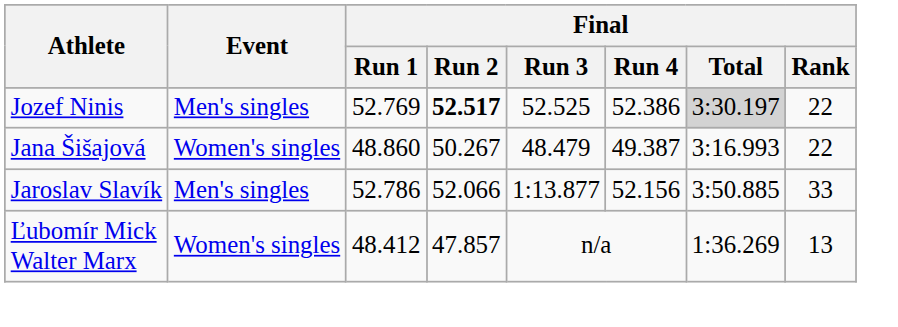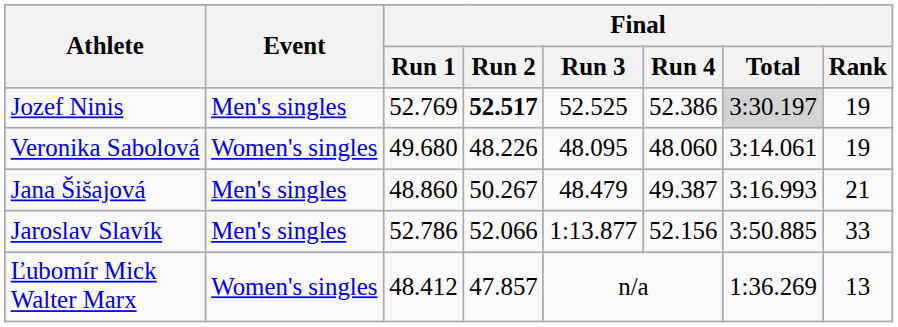(820, 107) 22 -> (858, 107) 19
+ row: (105, 148)
(257, 148) Women's singles -> (279, 189) Men's singles
(820, 148) 22 -> (858, 189) 21
